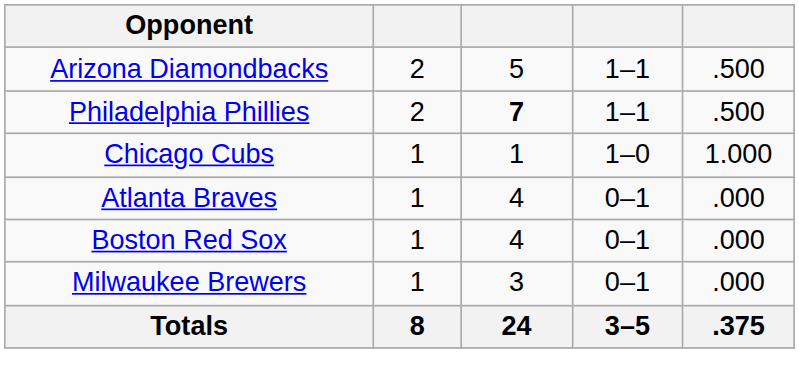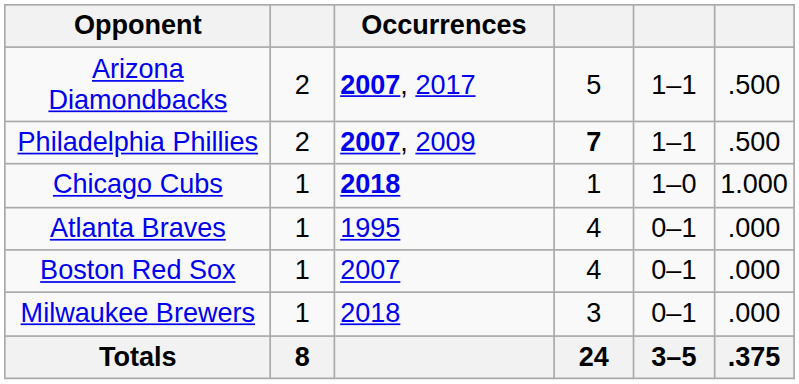+ column: (444, 25)
